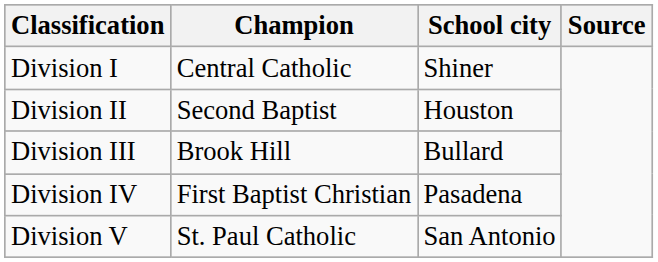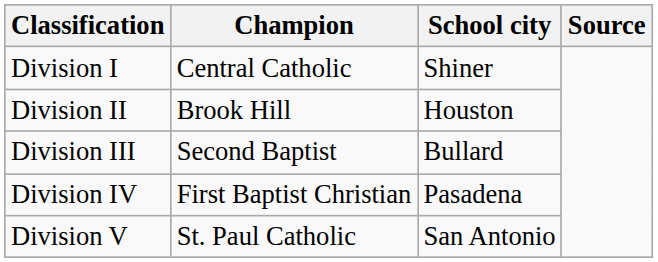(257, 109) Second Baptist -> (234, 109) Brook Hill
(234, 151) Brook Hill -> (257, 151) Second Baptist
